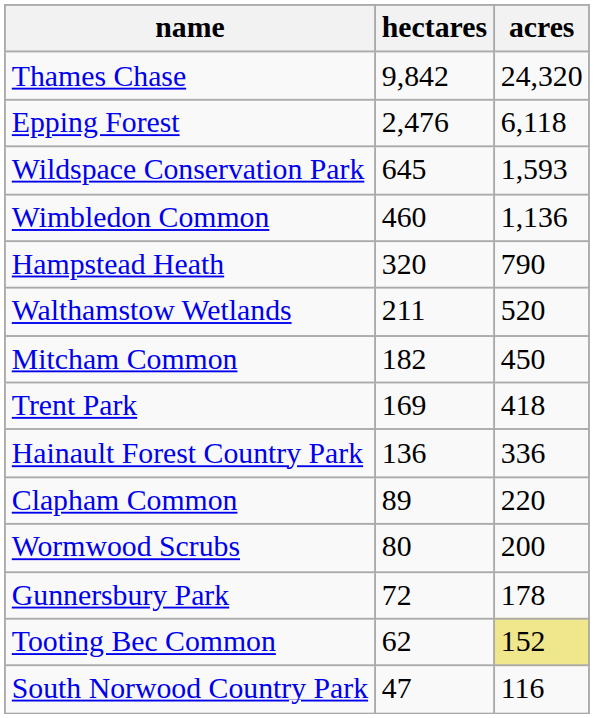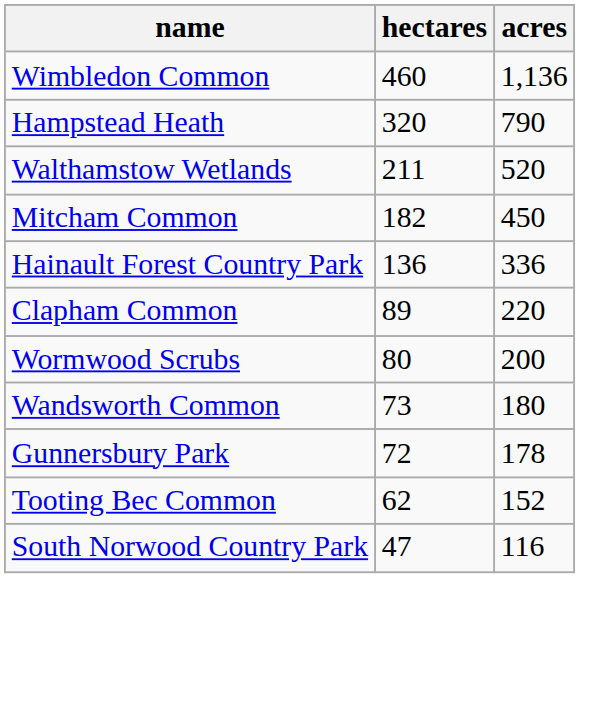- row: (99, 75)
- row: (96, 122)
- row: (188, 169)
- row: (74, 405)
+ row: (146, 405)
(523, 641) khaki background -> (523, 500) no background
